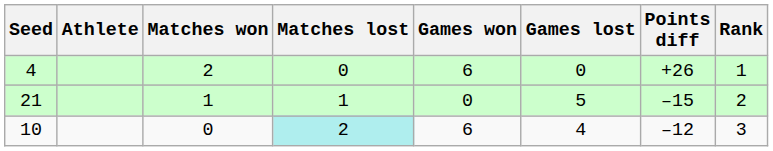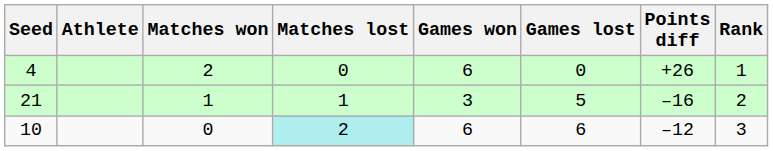(468, 101) 0 -> (468, 101) 3
(677, 101) –15 -> (677, 101) –16
(581, 130) 4 -> (581, 130) 6
